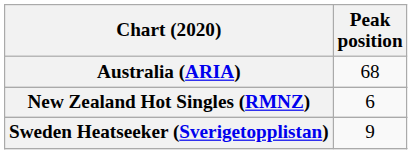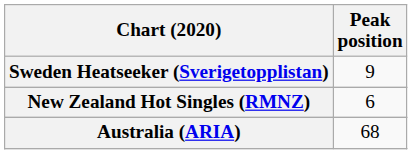rows swapped: (169, 71) <-> (169, 132)
